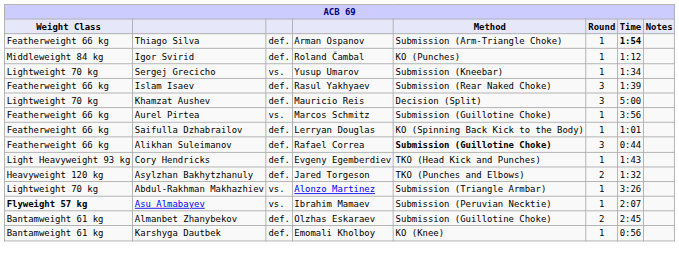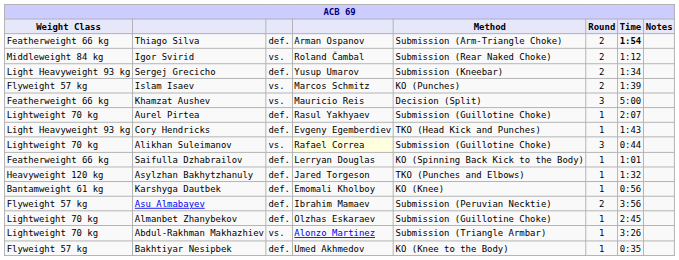(602, 42) 1 -> (602, 42) 2
(279, 56) def. -> (276, 56) vs.
(428, 56) KO (Punches) -> (474, 56) Submission (Rear Naked Choke)
(602, 56) 1 -> (602, 56) 2
(52, 71) Lightweight 70 kg -> (69, 71) Light Heavyweight 93 kg
(276, 71) vs. -> (279, 71) def.
(602, 71) 1 -> (602, 71) 2
(58, 86) Featherweight 66 kg -> (47, 86) Flyweight 57 kg
(279, 86) def. -> (276, 86) vs.
(332, 86) Rasul Yakhyaev -> (332, 86) Marcos Schmitz
(474, 86) Submission (Rear Naked Choke) -> (428, 86) KO (Punches)
(602, 86) 3 -> (602, 86) 2
(52, 101) Lightweight 70 kg -> (58, 101) Featherweight 66 kg
(279, 101) def. -> (276, 101) vs.
(58, 115) Featherweight 66 kg -> (52, 115) Lightweight 70 kg
(276, 115) vs. -> (279, 115) def.
(332, 115) Marcos Schmitz -> (332, 115) Rasul Yakhyaev
(630, 115) 3:56 -> (630, 115) 2:07
rows swapped: (172, 160) <-> (189, 130)
(58, 145) Featherweight 66 kg -> (52, 145) Lightweight 70 kg
(279, 145) def. -> (276, 145) vs.
(329, 145) no background -> (329, 145) lightyellow background
(474, 145) bold -> (474, 145) normal
(602, 174) 2 -> (602, 174) 1
rows swapped: (199, 189) <-> (178, 234)
(47, 204) bold -> (47, 204) normal
(276, 204) vs. -> (279, 204) def.
(602, 204) 1 -> (602, 204) 2
(630, 204) 2:07 -> (630, 204) 3:56
(55, 219) Bantamweight 61 kg -> (52, 219) Lightweight 70 kg
(602, 219) 2 -> (602, 219) 1
+ row: (183, 248)
